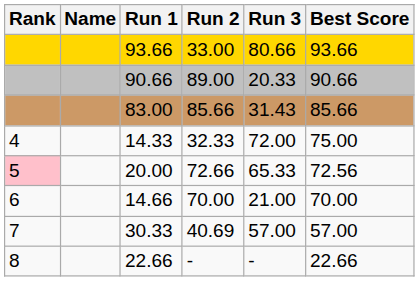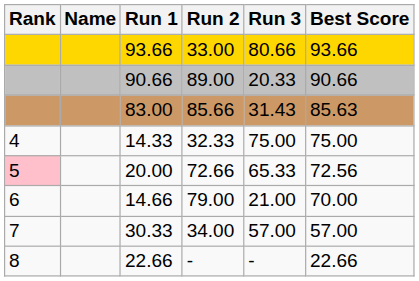(334, 110) 85.66 -> (334, 110) 85.63
(272, 140) 72.00 -> (272, 140) 75.00
(210, 200) 70.00 -> (210, 200) 79.00
(210, 230) 40.69 -> (210, 230) 34.00
